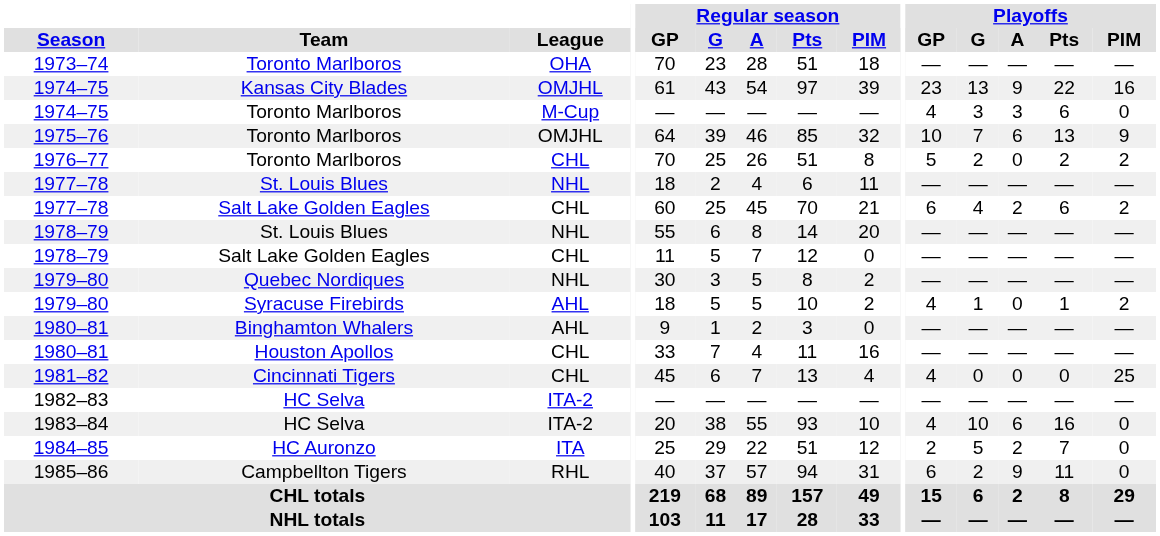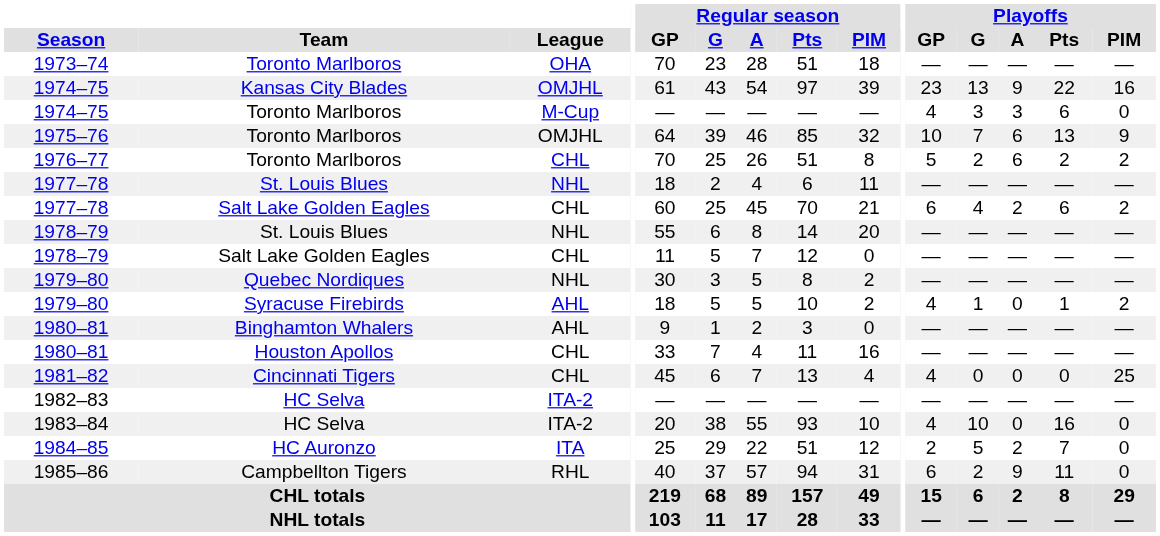(1017, 159) 0 -> (1017, 159) 6
(1017, 423) 6 -> (1017, 423) 0
